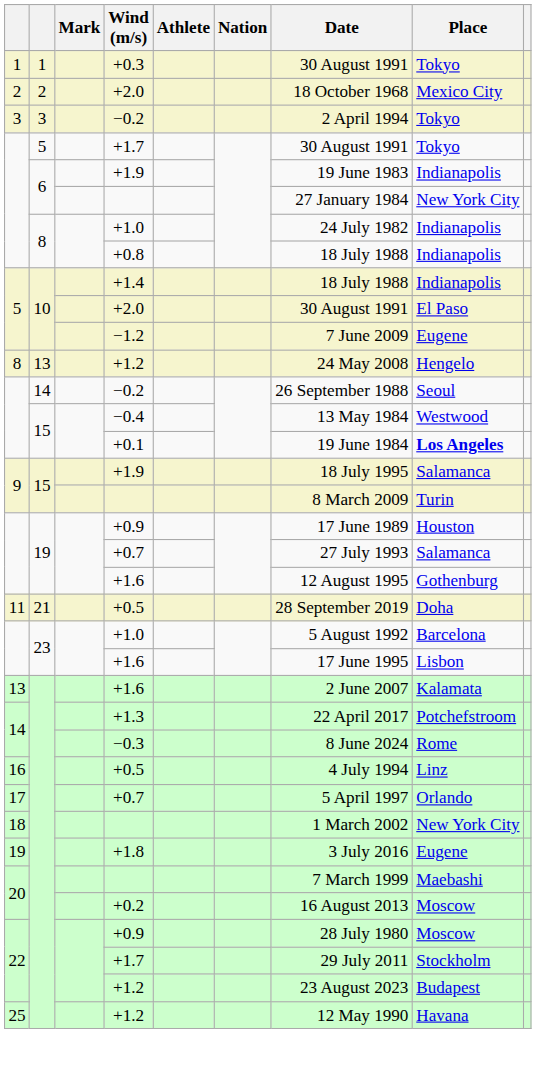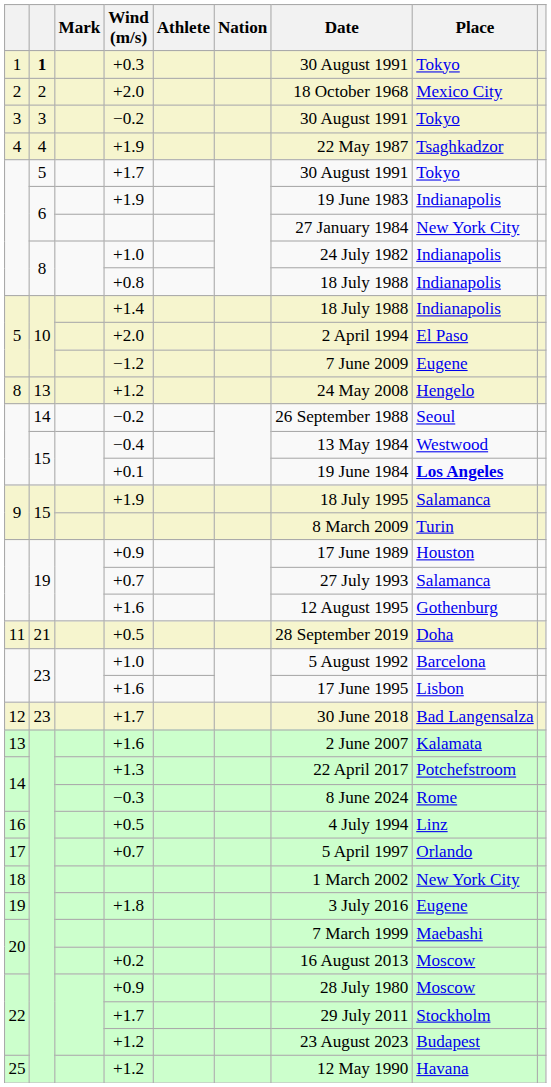(42, 64) normal -> (42, 64) bold
(365, 118) 2 April 1994 -> (354, 118) 30 August 1991
+ row: (17, 145)
(354, 308) 30 August 1991 -> (365, 335) 2 April 1994
+ row: (17, 716)
